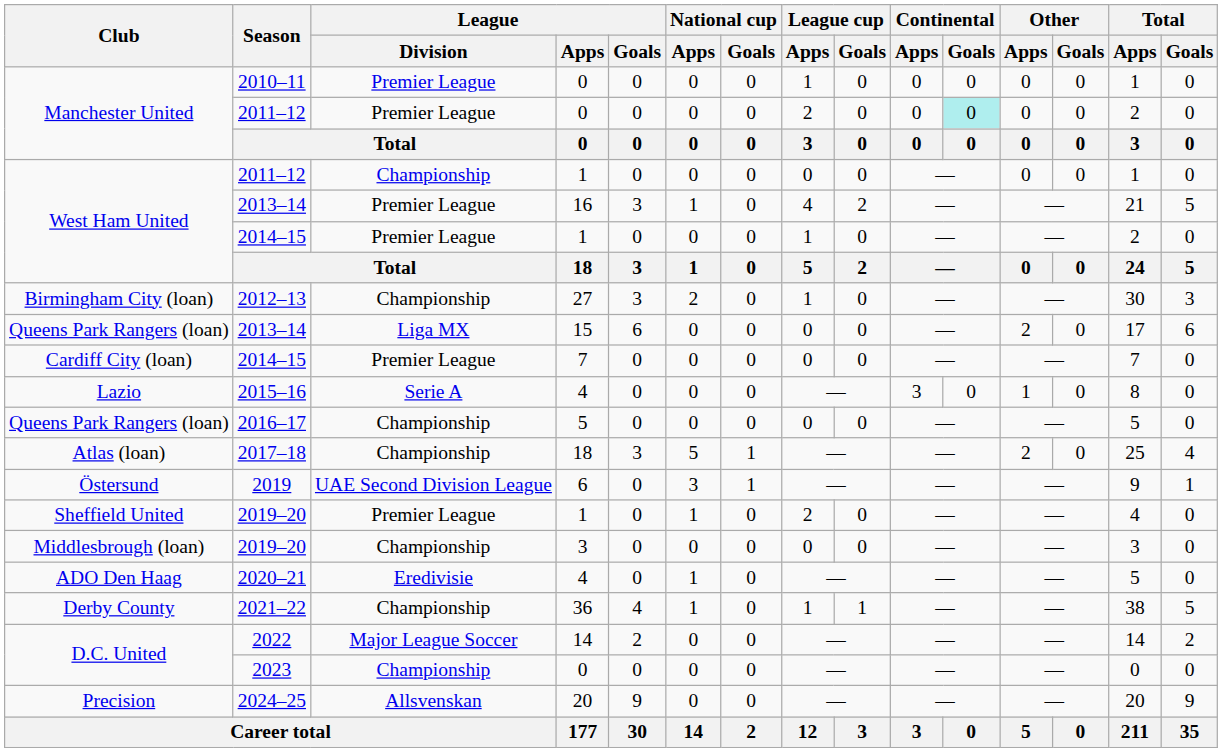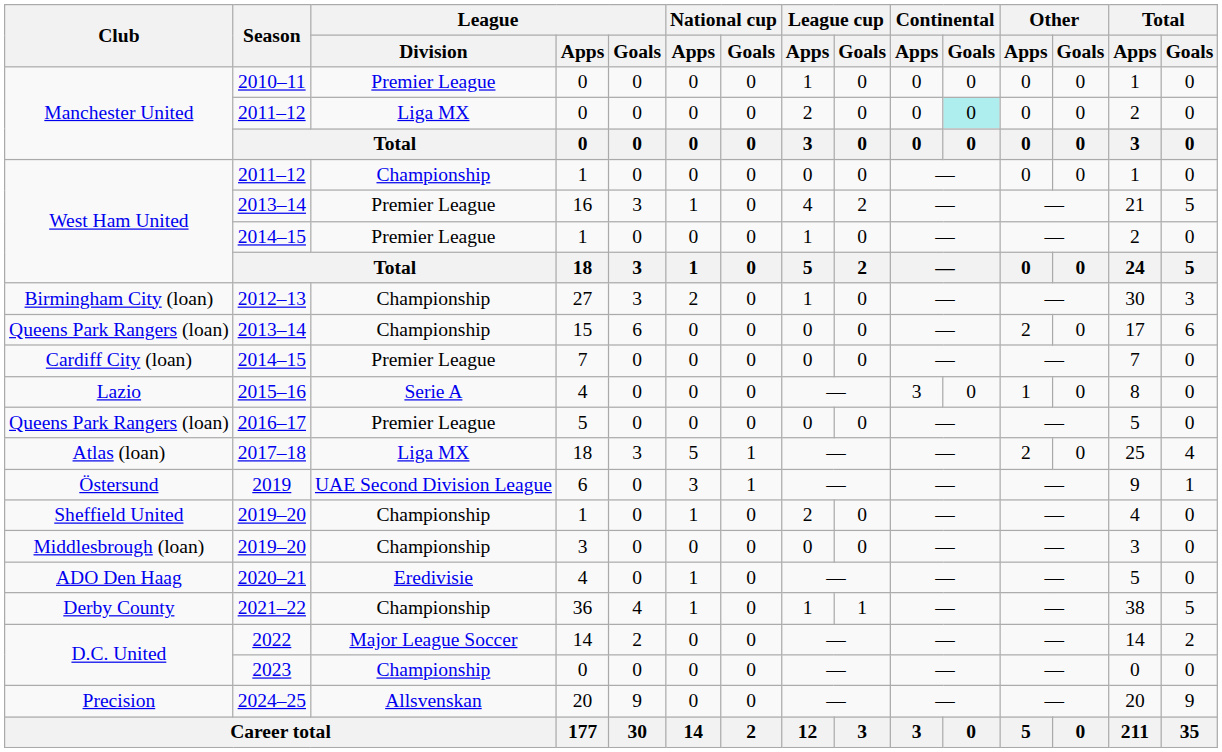(433, 112) Premier League -> (433, 112) Liga MX
(433, 329) Liga MX -> (433, 329) Championship
(433, 422) Championship -> (433, 422) Premier League
(433, 453) Championship -> (433, 453) Liga MX
(433, 515) Premier League -> (433, 515) Championship
